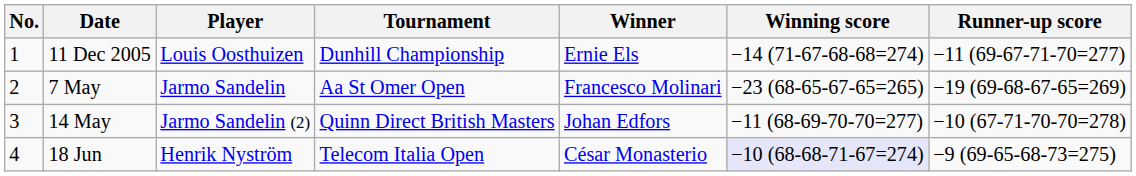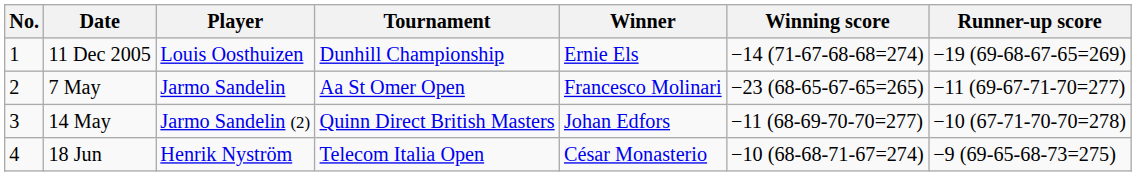(1029, 54) −11 (69-67-71-70=277) -> (1030, 54) −19 (69-68-67-65=269)
(1030, 88) −19 (69-68-67-65=269) -> (1029, 88) −11 (69-67-71-70=277)
(827, 154) lavender background -> (827, 154) no background
